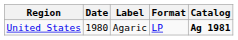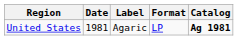(97, 28) 1980 -> (97, 28) 1981
